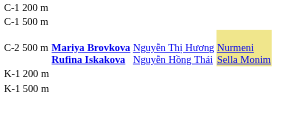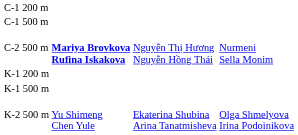(244, 54) khaki background -> (246, 54) no background
+ row: (26, 114)
